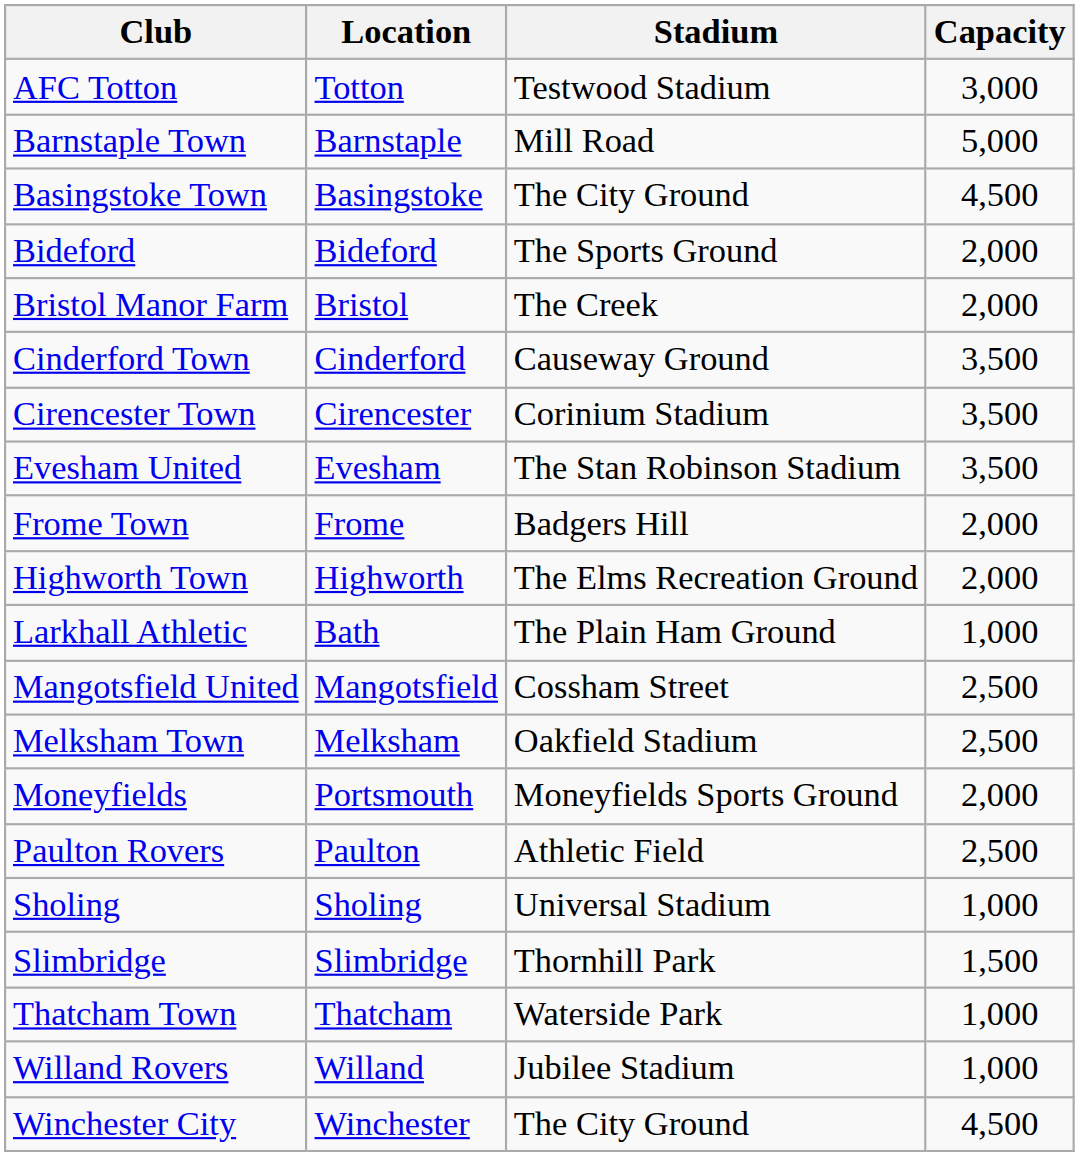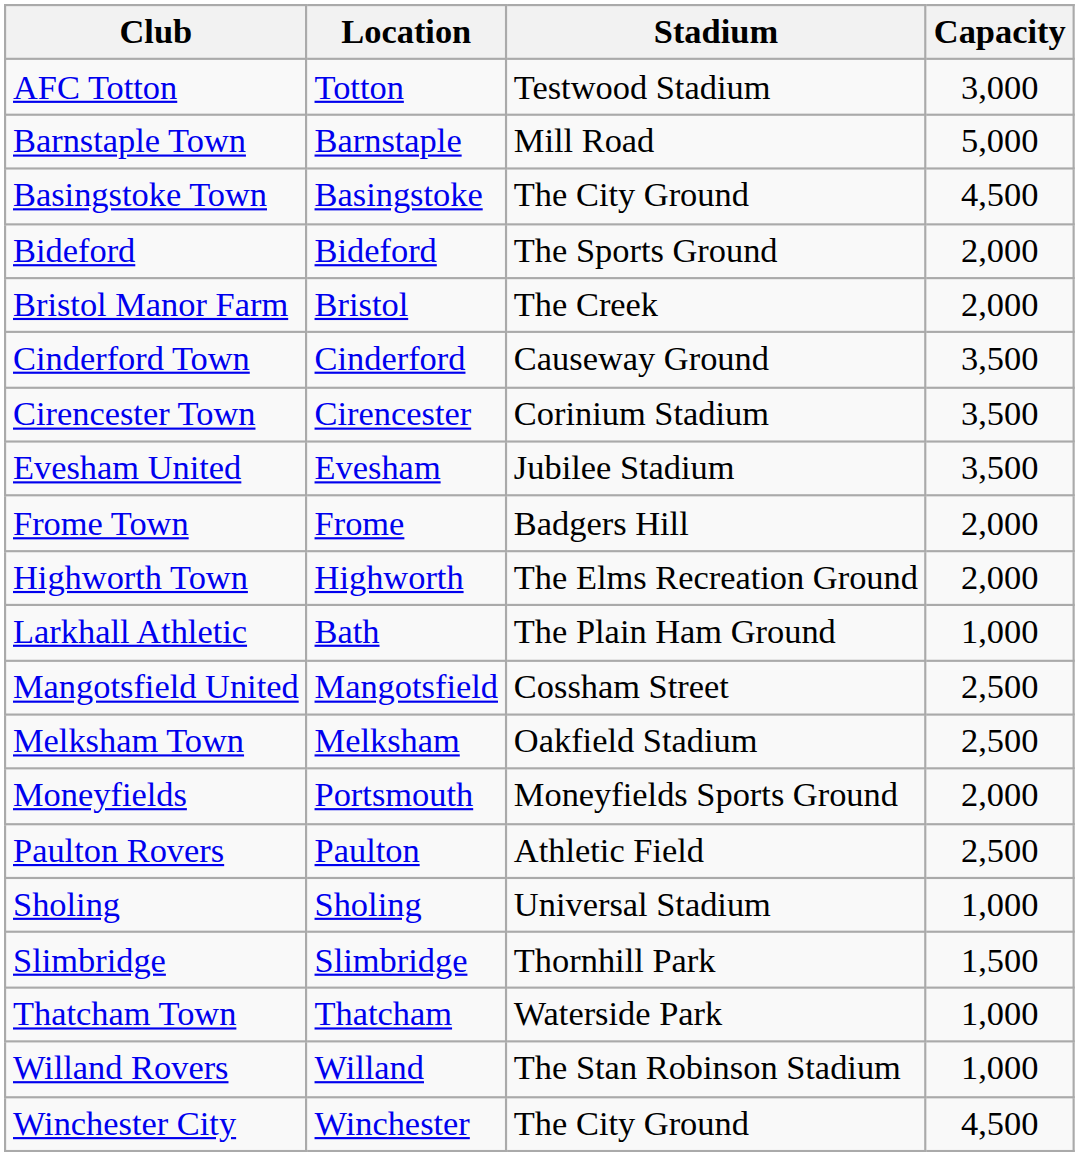(707, 468) The Stan Robinson Stadium -> (624, 468) Jubilee Stadium
(624, 1068) Jubilee Stadium -> (707, 1068) The Stan Robinson Stadium
